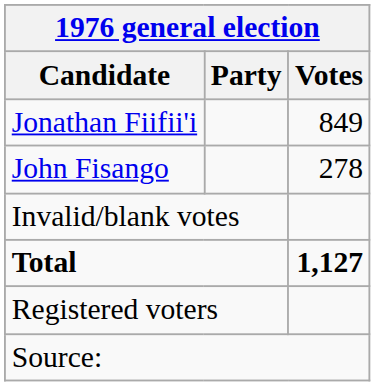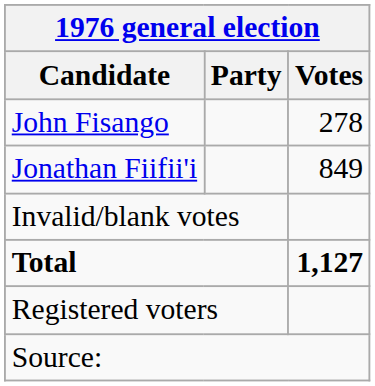rows swapped: (104, 121) <-> (90, 168)
